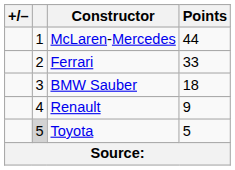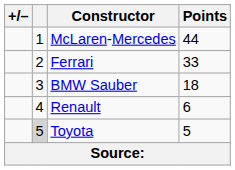(187, 107) 9 -> (187, 107) 6
